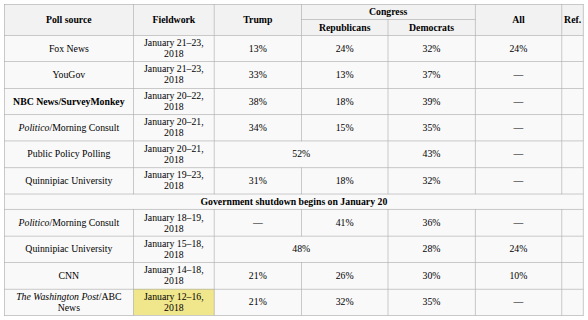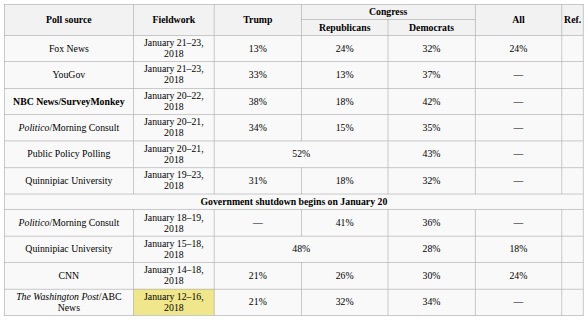(432, 101) 39% -> (432, 101) 42%
(518, 249) 24% -> (518, 249) 18%
(518, 275) 10% -> (518, 275) 24%
(432, 302) 35% -> (432, 302) 34%
